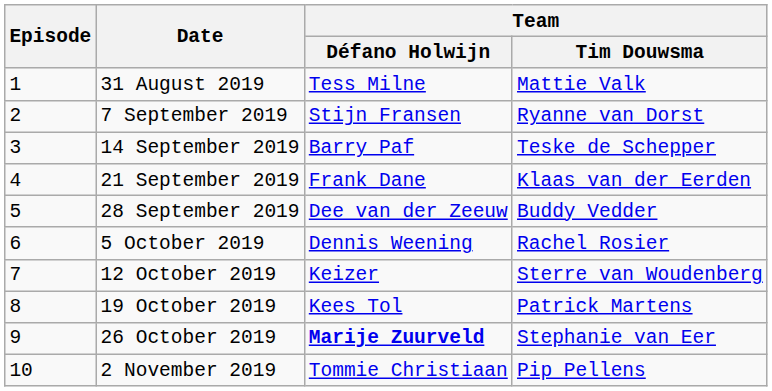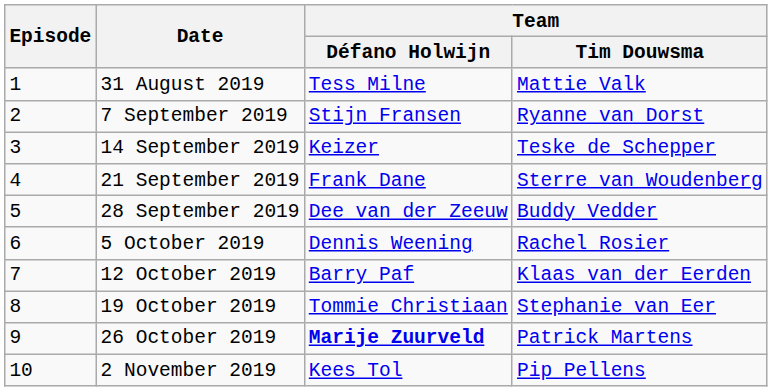(361, 148) Barry Paf -> (344, 148) Keizer
(634, 180) Klaas van der Eerden -> (640, 180) Sterre van Woudenberg
(344, 275) Keizer -> (361, 275) Barry Paf
(640, 275) Sterre van Woudenberg -> (634, 275) Klaas van der Eerden
(356, 307) Kees Tol -> (408, 307) Tommie Christiaan
(605, 307) Patrick Martens -> (616, 307) Stephanie van Eer
(616, 338) Stephanie van Eer -> (605, 338) Patrick Martens
(408, 370) Tommie Christiaan -> (356, 370) Kees Tol
